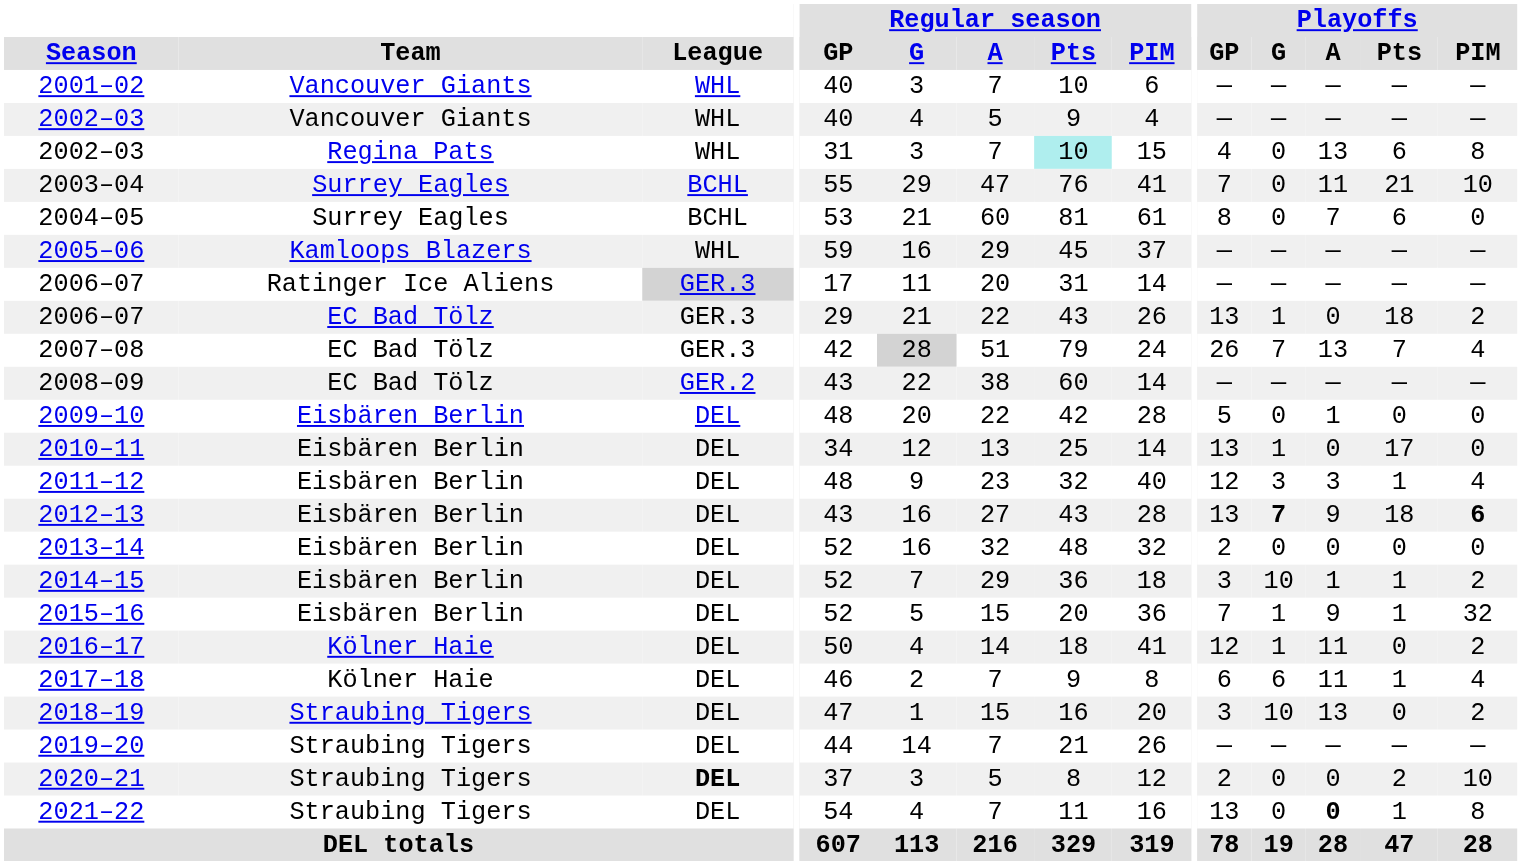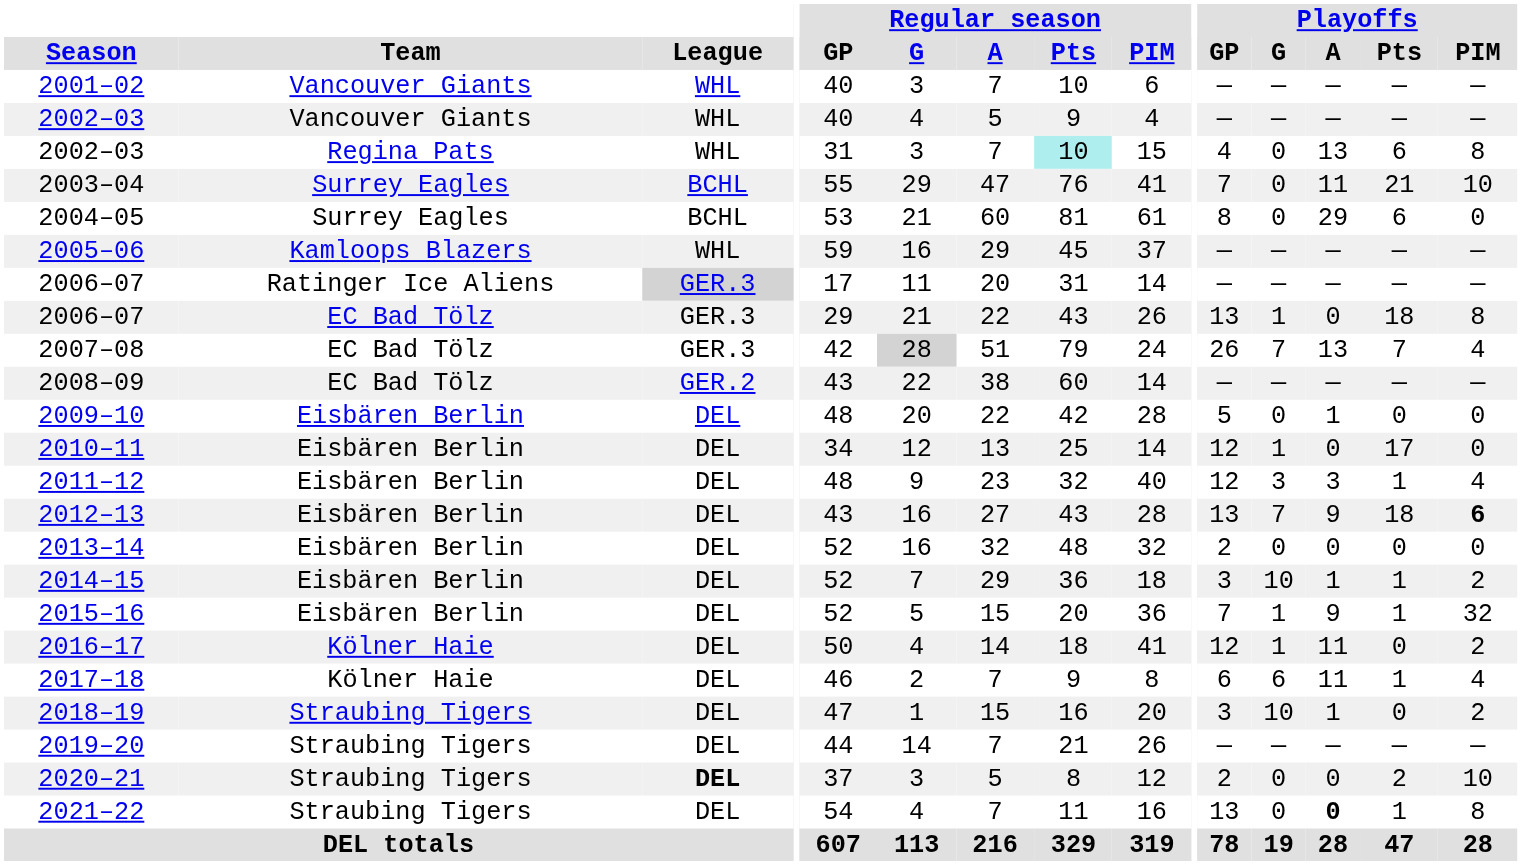(1333, 218) 7 -> (1333, 218) 29
(1478, 317) 2 -> (1478, 317) 8
(1224, 449) 13 -> (1224, 449) 12
(1279, 515) bold -> (1279, 515) normal
(1333, 713) 13 -> (1333, 713) 1
